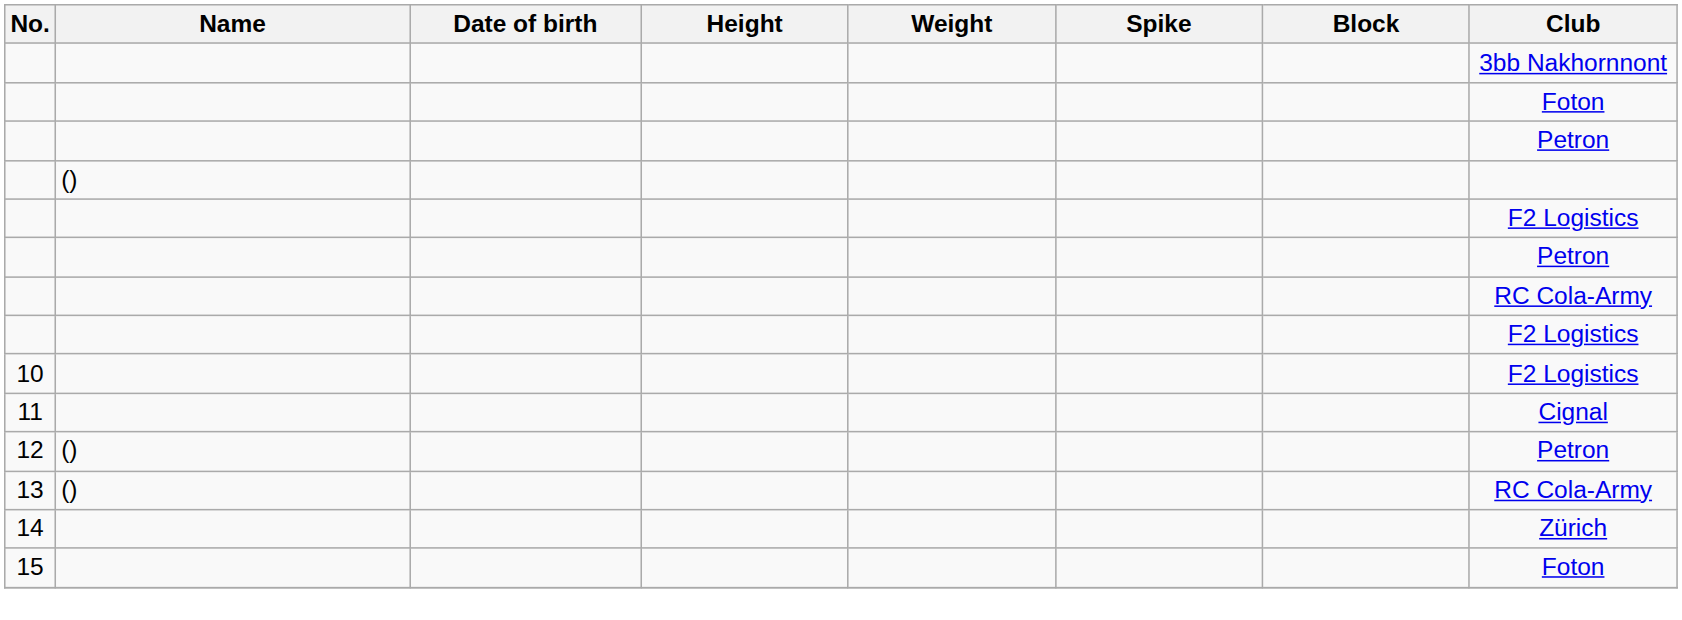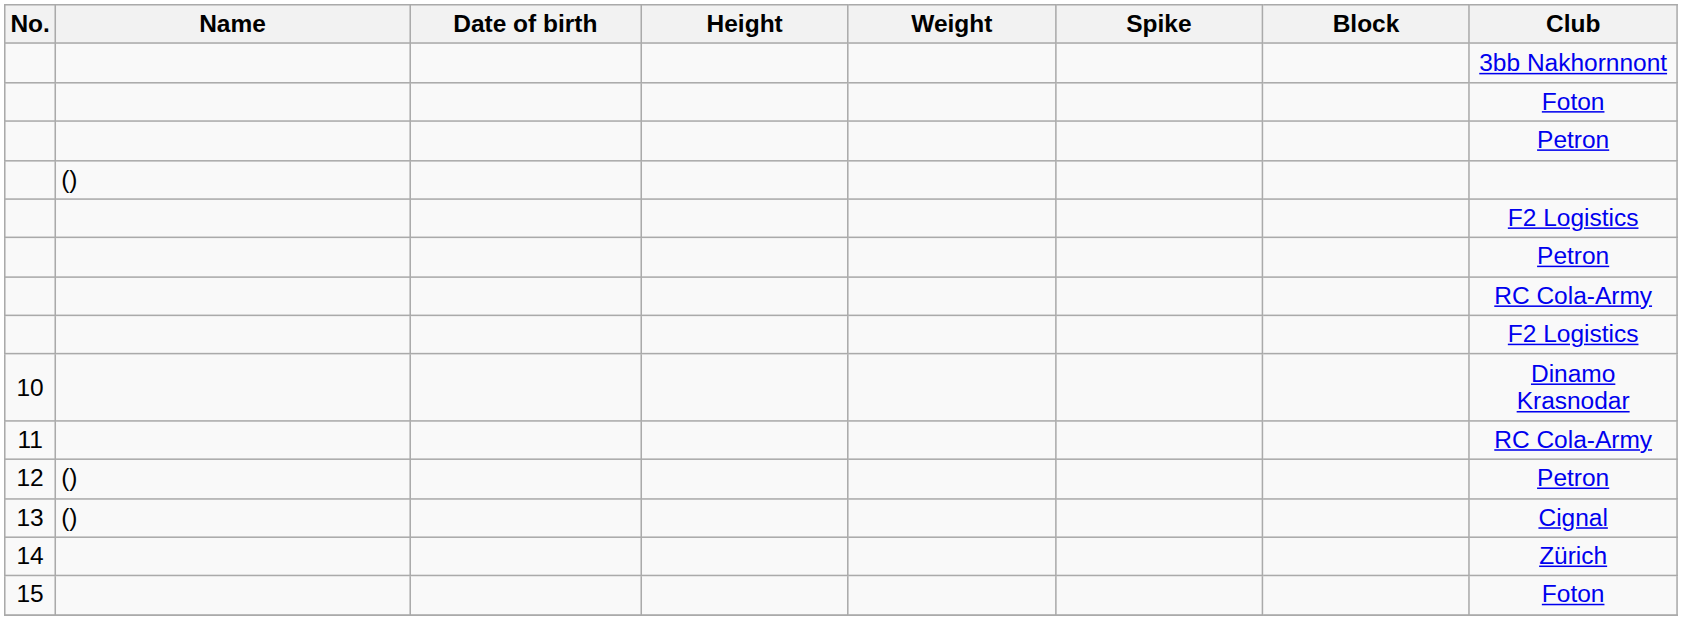(1573, 373) F2 Logistics -> (1573, 387) Dinamo Krasnodar
(1573, 412) Cignal -> (1573, 439) RC Cola-Army
(1573, 489) RC Cola-Army -> (1573, 517) Cignal
